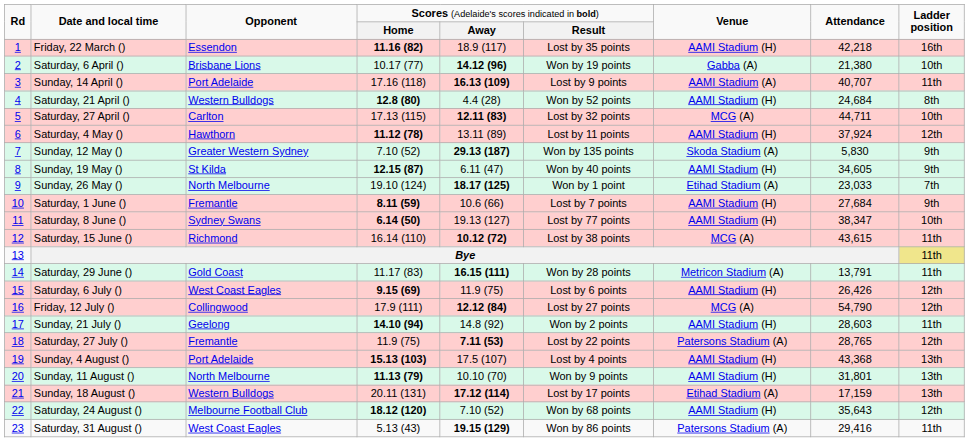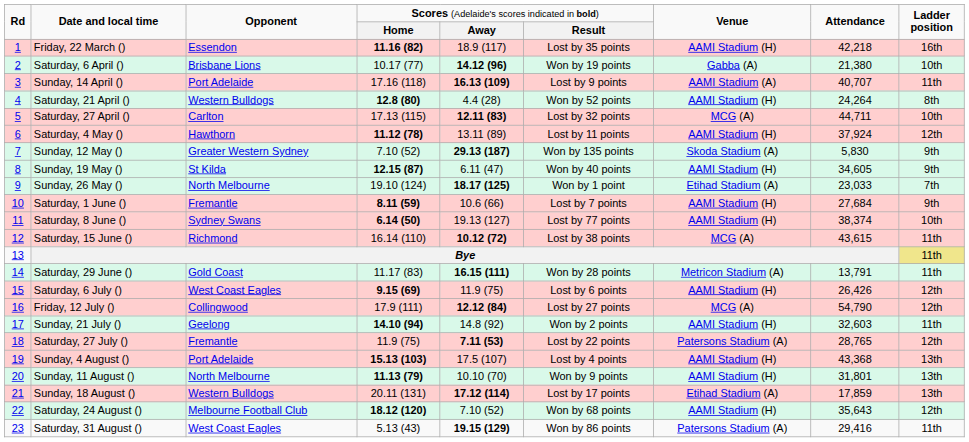(855, 100) 24,684 -> (855, 100) 24,264
(855, 221) 38,347 -> (855, 221) 38,374
(855, 325) 28,603 -> (855, 325) 32,603
(855, 394) 17,159 -> (855, 394) 17,859
